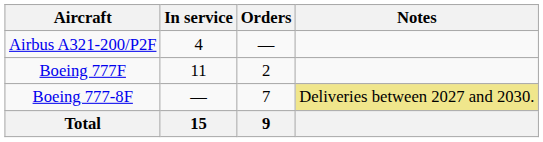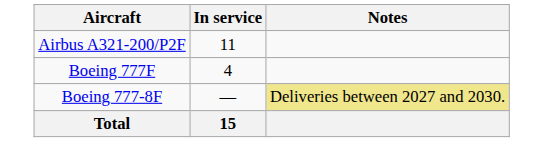- column: (266, 17)
(199, 44) 4 -> (228, 44) 11
(199, 70) 11 -> (228, 70) 4
